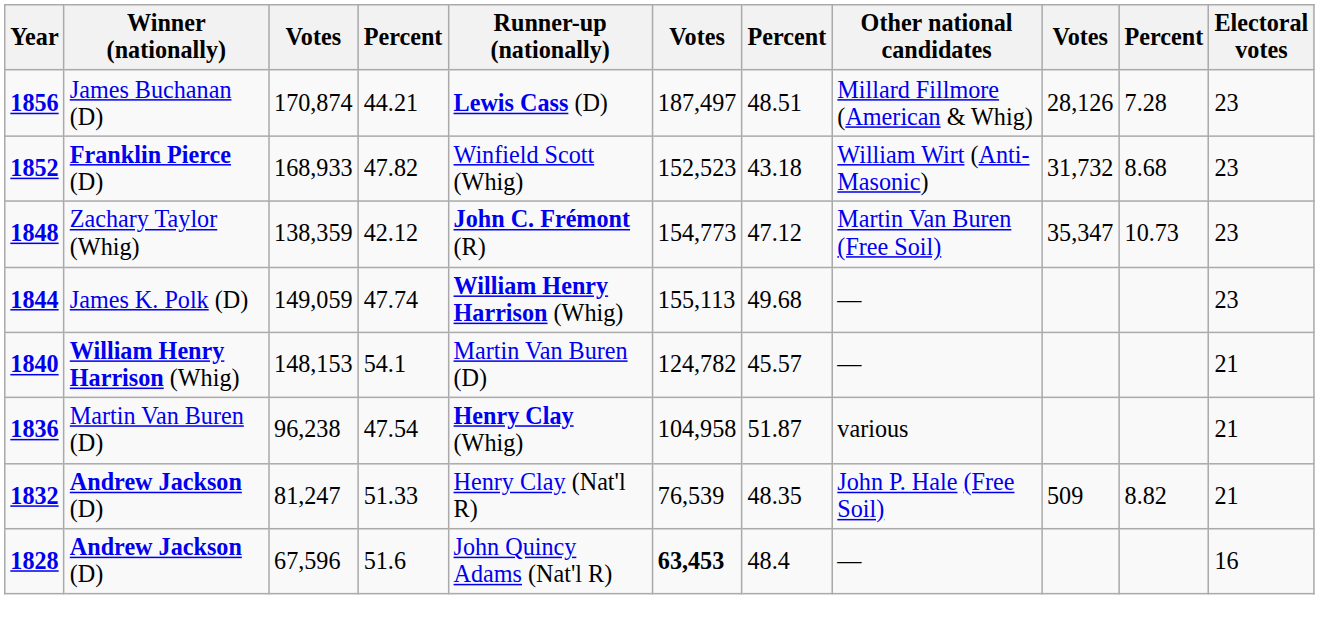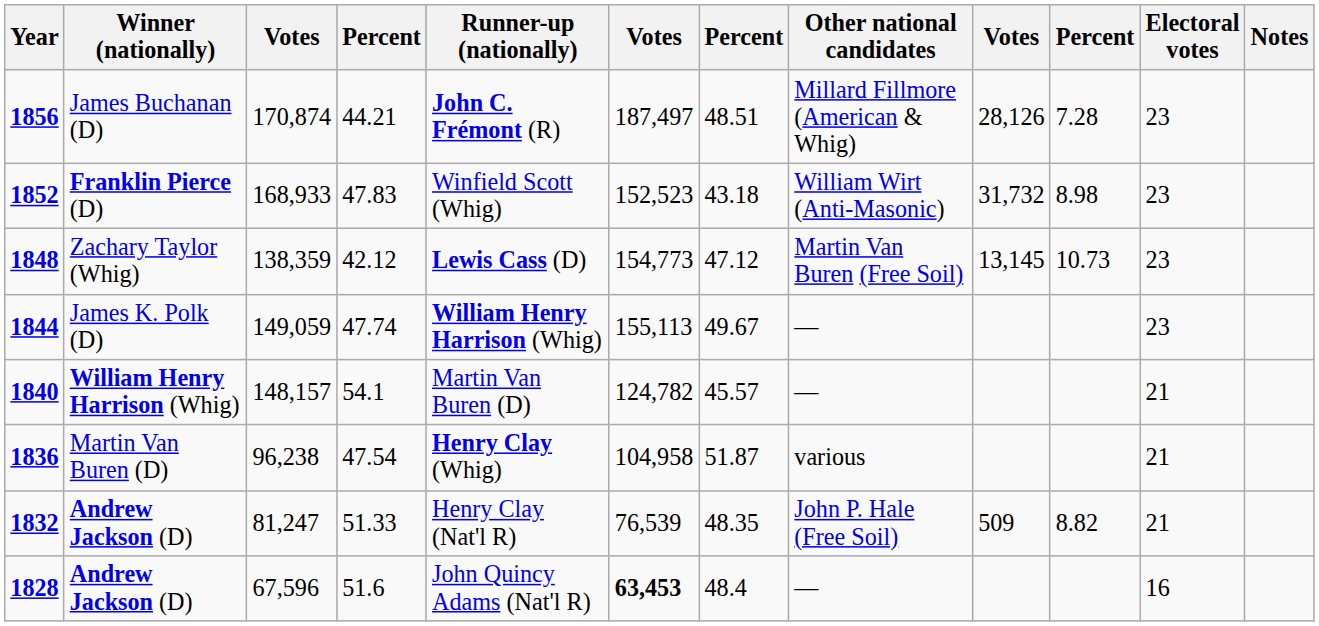+ column: (1279, 37)
(531, 102) Lewis Cass (D) -> (496, 116) John C. Frémont (R)
(391, 168) 47.82 -> (369, 195) 47.83
(1146, 168) 8.68 -> (1077, 195) 8.98
(542, 233) John C. Frémont (R) -> (509, 260) Lewis Cass (D)
(1080, 233) 35,347 -> (1011, 260) 13,145
(775, 299) 49.68 -> (732, 326) 49.67
(313, 364) 148,153 -> (292, 391) 148,157
